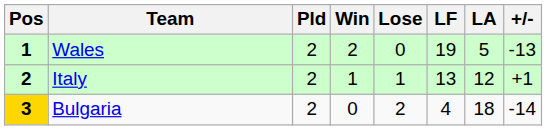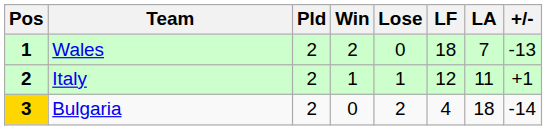(446, 49) 19 -> (446, 49) 18
(484, 49) 5 -> (484, 49) 7
(446, 79) 13 -> (446, 79) 12
(484, 79) 12 -> (484, 79) 11
